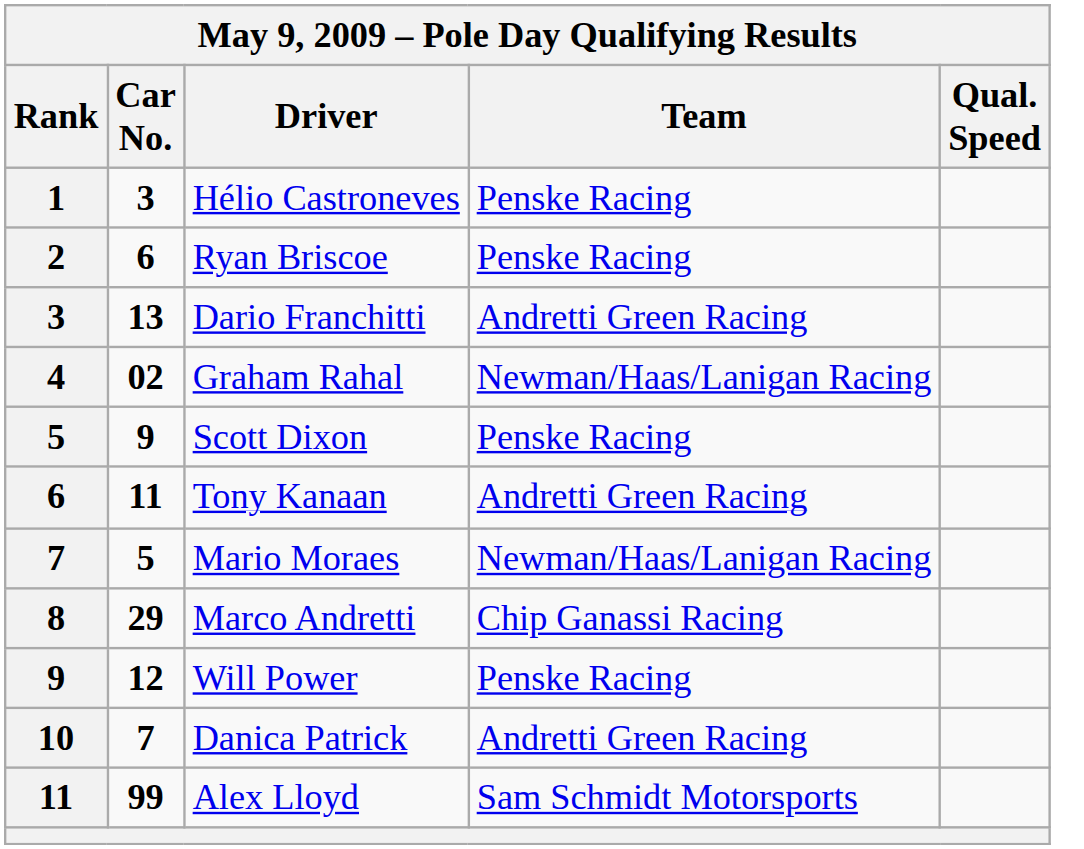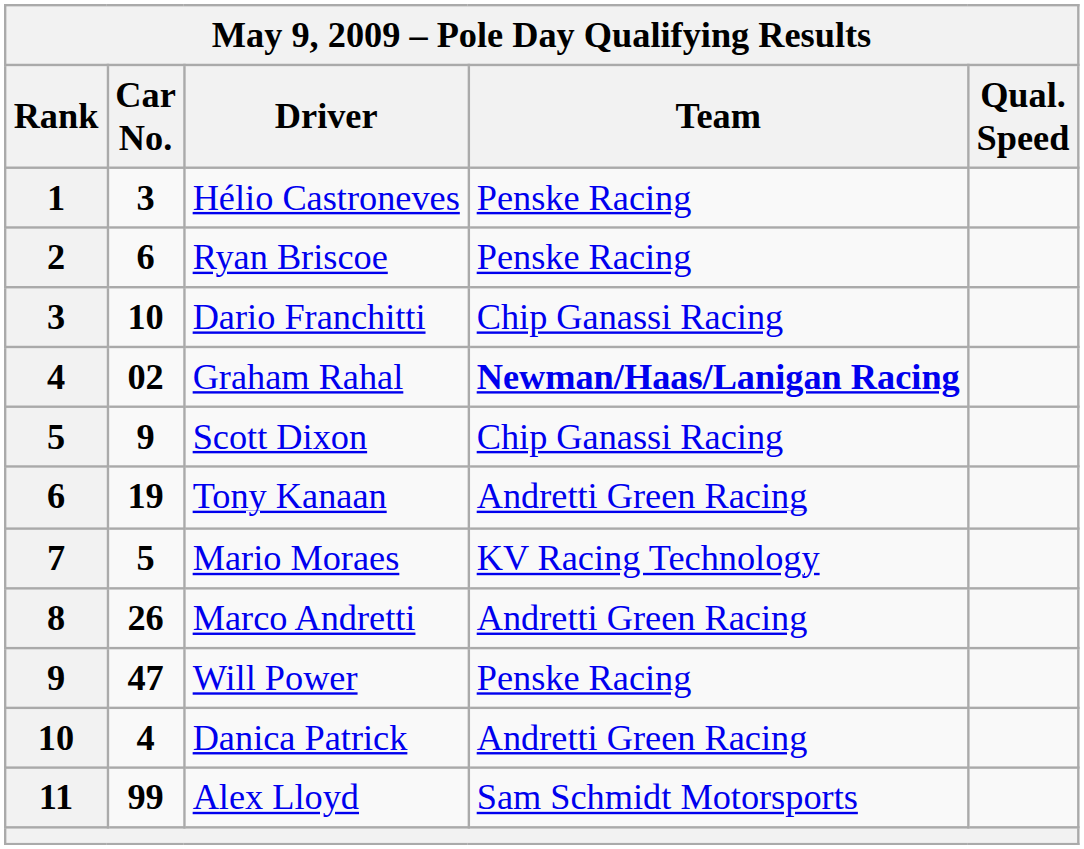(146, 317) 13 -> (146, 317) 10
(642, 317) Andretti Green Racing -> (630, 317) Chip Ganassi Racing
(704, 377) normal -> (718, 377) bold
(584, 437) Penske Racing -> (630, 437) Chip Ganassi Racing
(146, 496) 11 -> (146, 496) 19
(704, 556) Newman/Haas/Lanigan Racing -> (648, 556) KV Racing Technology
(146, 616) 29 -> (146, 616) 26
(630, 616) Chip Ganassi Racing -> (642, 616) Andretti Green Racing
(146, 676) 12 -> (146, 676) 47
(146, 736) 7 -> (146, 736) 4
